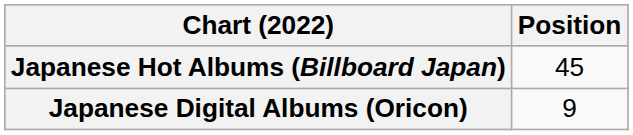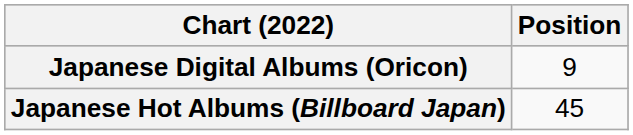rows swapped: (258, 108) <-> (258, 66)
